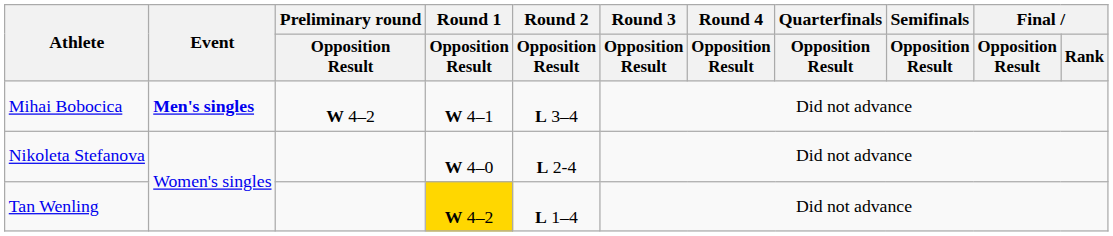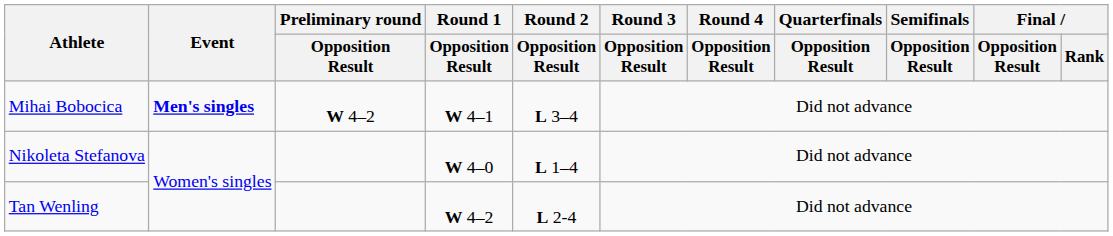(556, 167) L 2-4 -> (556, 167) L 1–4
(469, 217) gold background -> (469, 217) no background
(556, 217) L 1–4 -> (556, 217) L 2-4
